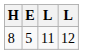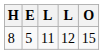+ column: (89, 15)
